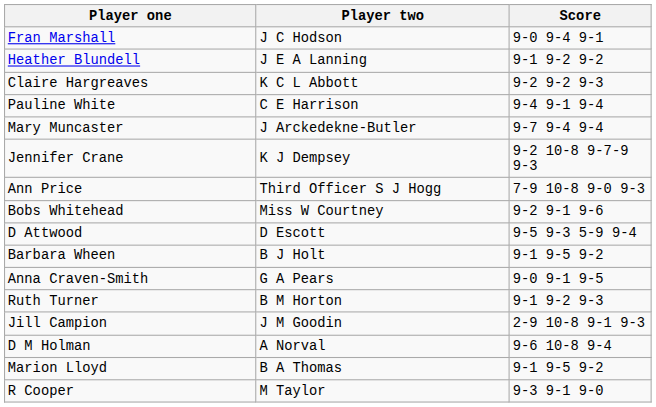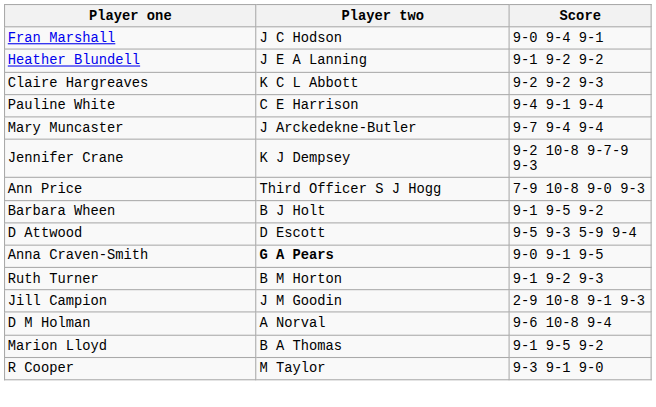- row: (66, 211)
rows swapped: (62, 256) <-> (45, 234)
(297, 279) normal -> (297, 256) bold
